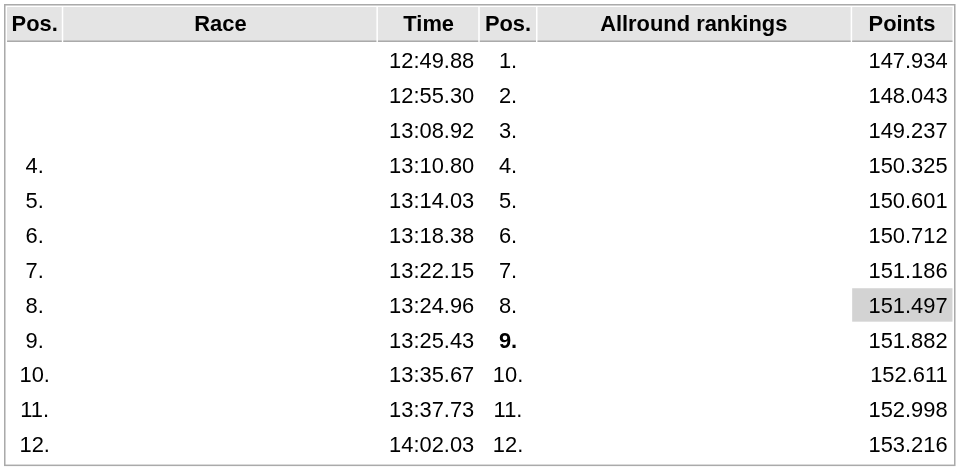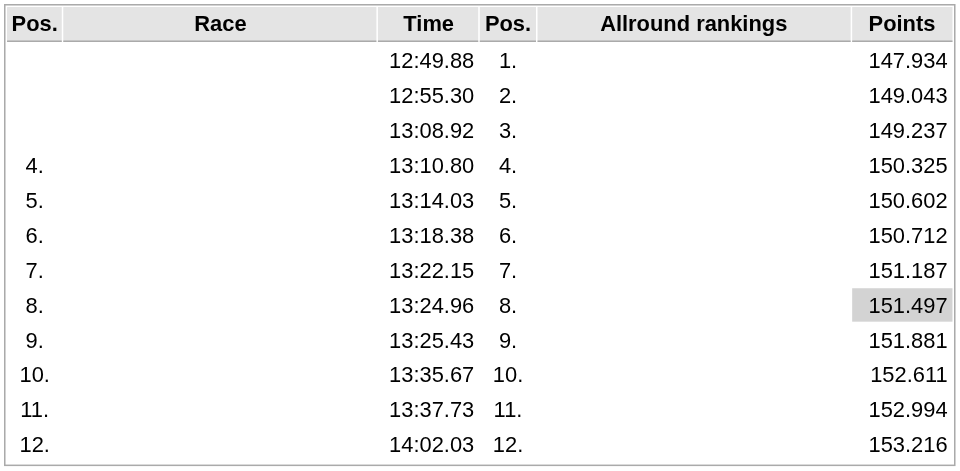(908, 95) 148.043 -> (908, 95) 149.043
(908, 200) 150.601 -> (908, 200) 150.602
(908, 270) 151.186 -> (908, 270) 151.187
(508, 340) bold -> (508, 340) normal
(908, 340) 151.882 -> (908, 340) 151.881
(908, 410) 152.998 -> (908, 410) 152.994
